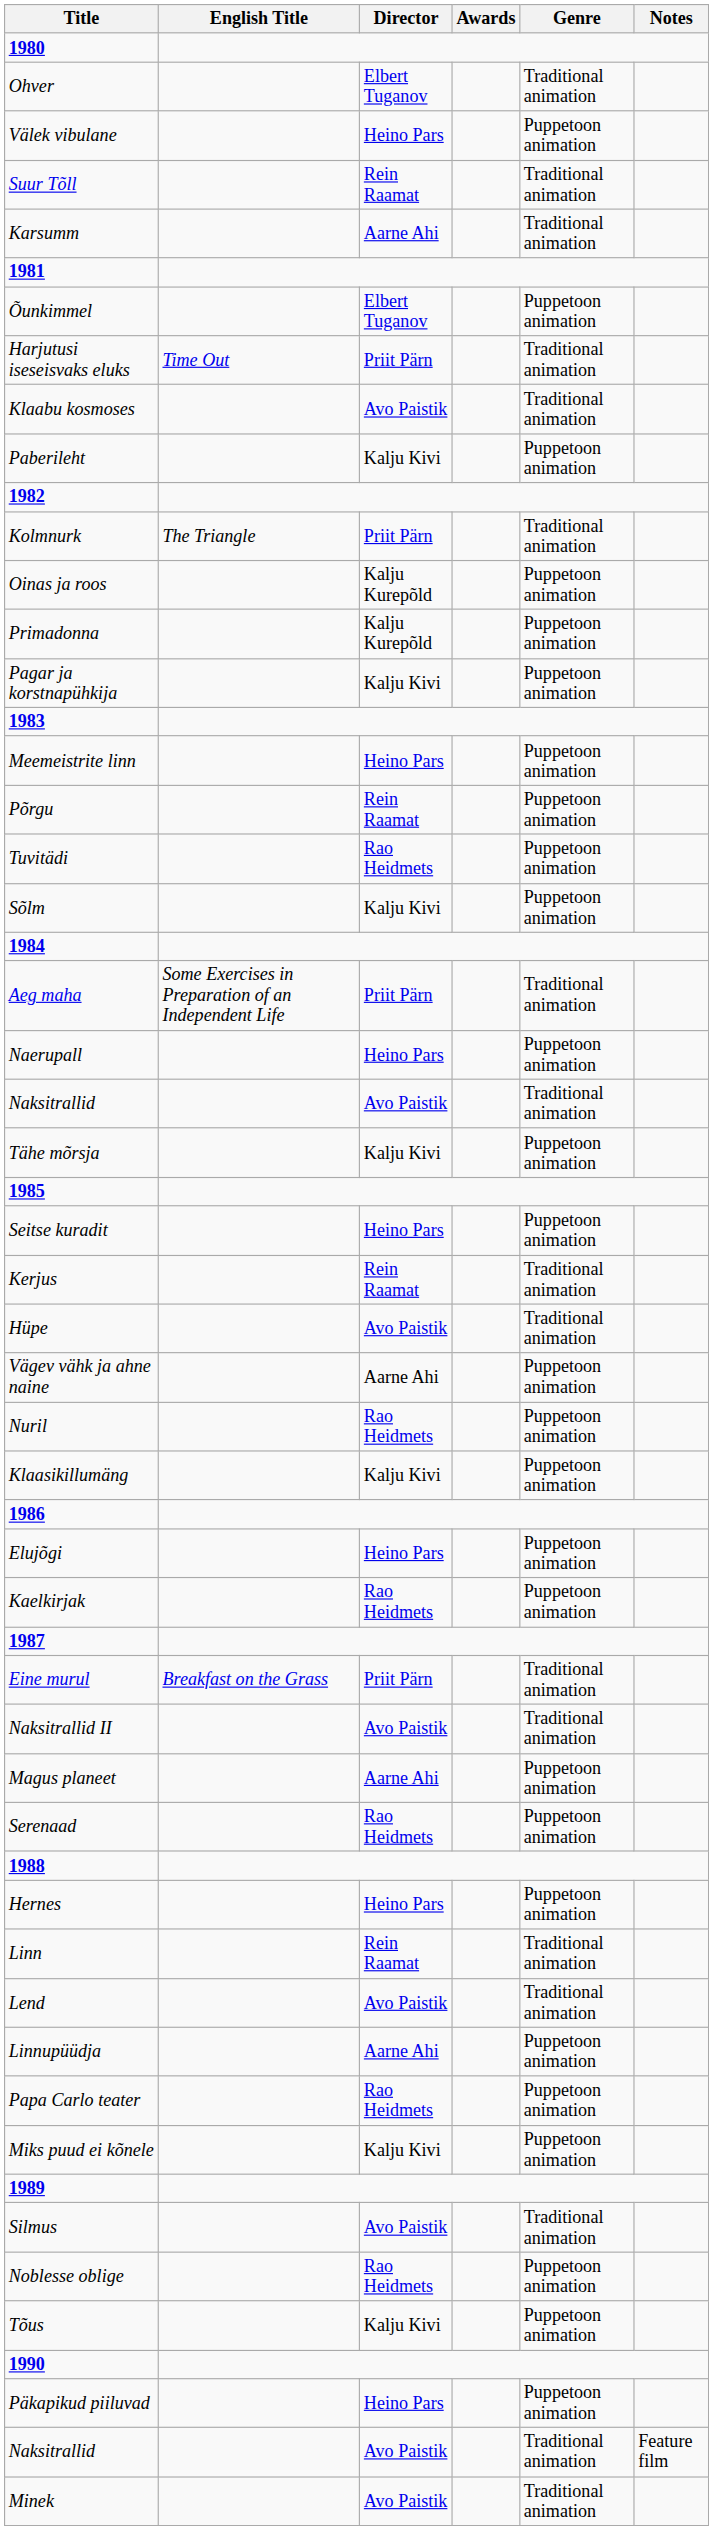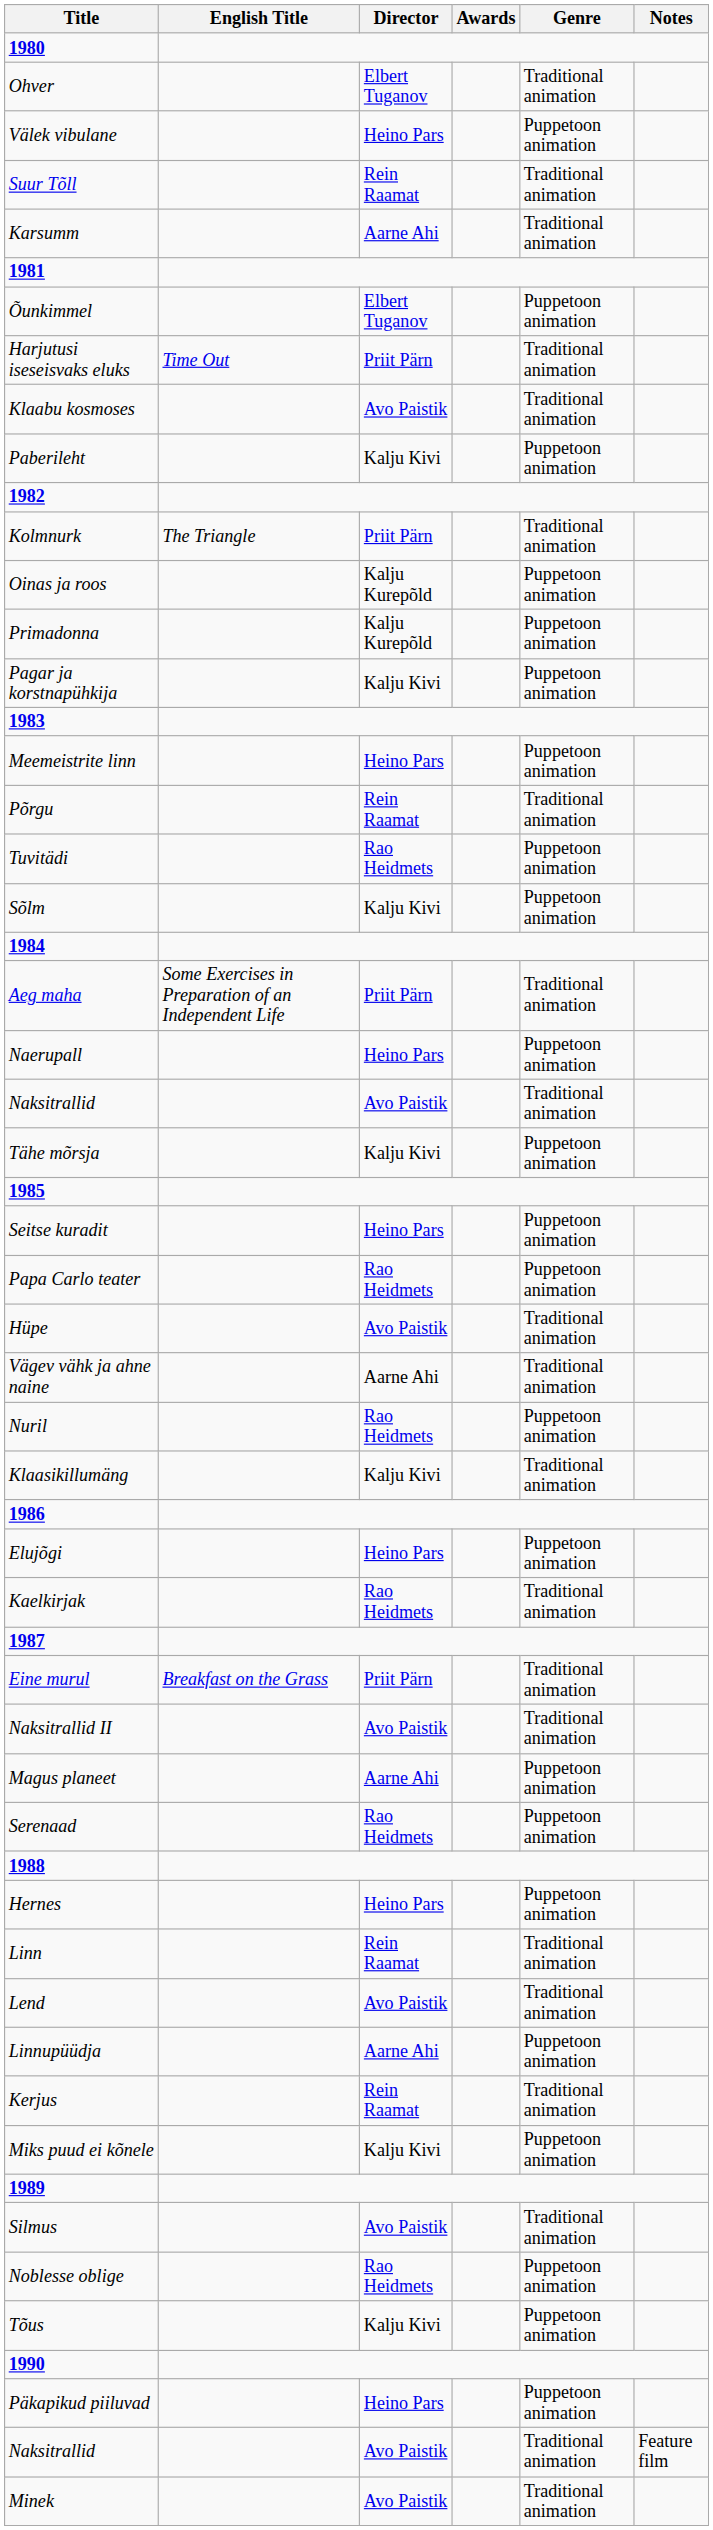(562, 809) Puppetoon animation -> (564, 809) Traditional animation
rows swapped: (33, 1279) <-> (75, 2100)
(562, 1377) Puppetoon animation -> (564, 1377) Traditional animation
(562, 1475) Puppetoon animation -> (564, 1475) Traditional animation
(562, 1602) Puppetoon animation -> (564, 1602) Traditional animation
